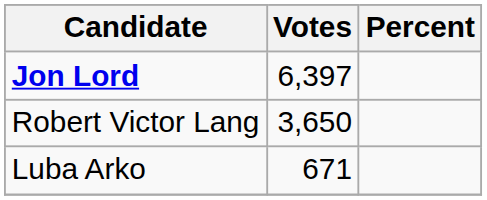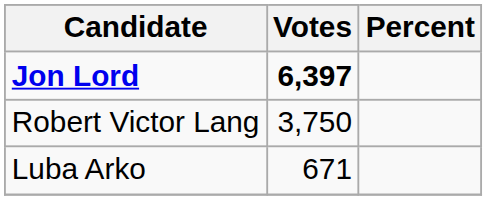(315, 75) normal -> (315, 75) bold
(315, 122) 3,650 -> (315, 122) 3,750
